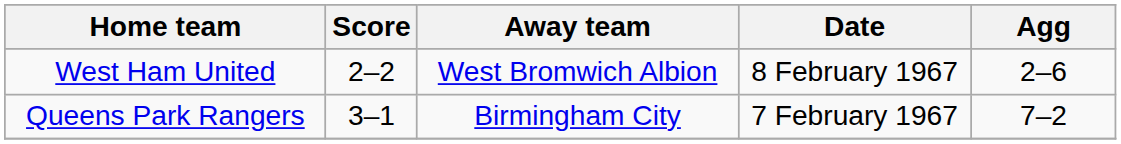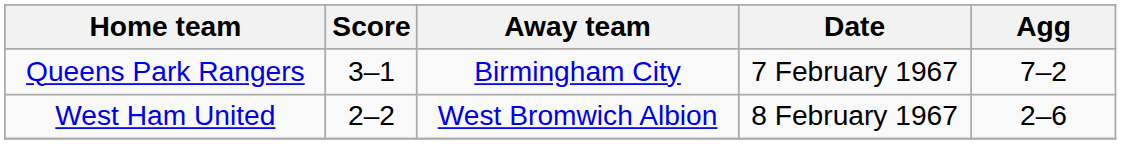rows swapped: (165, 116) <-> (165, 71)
